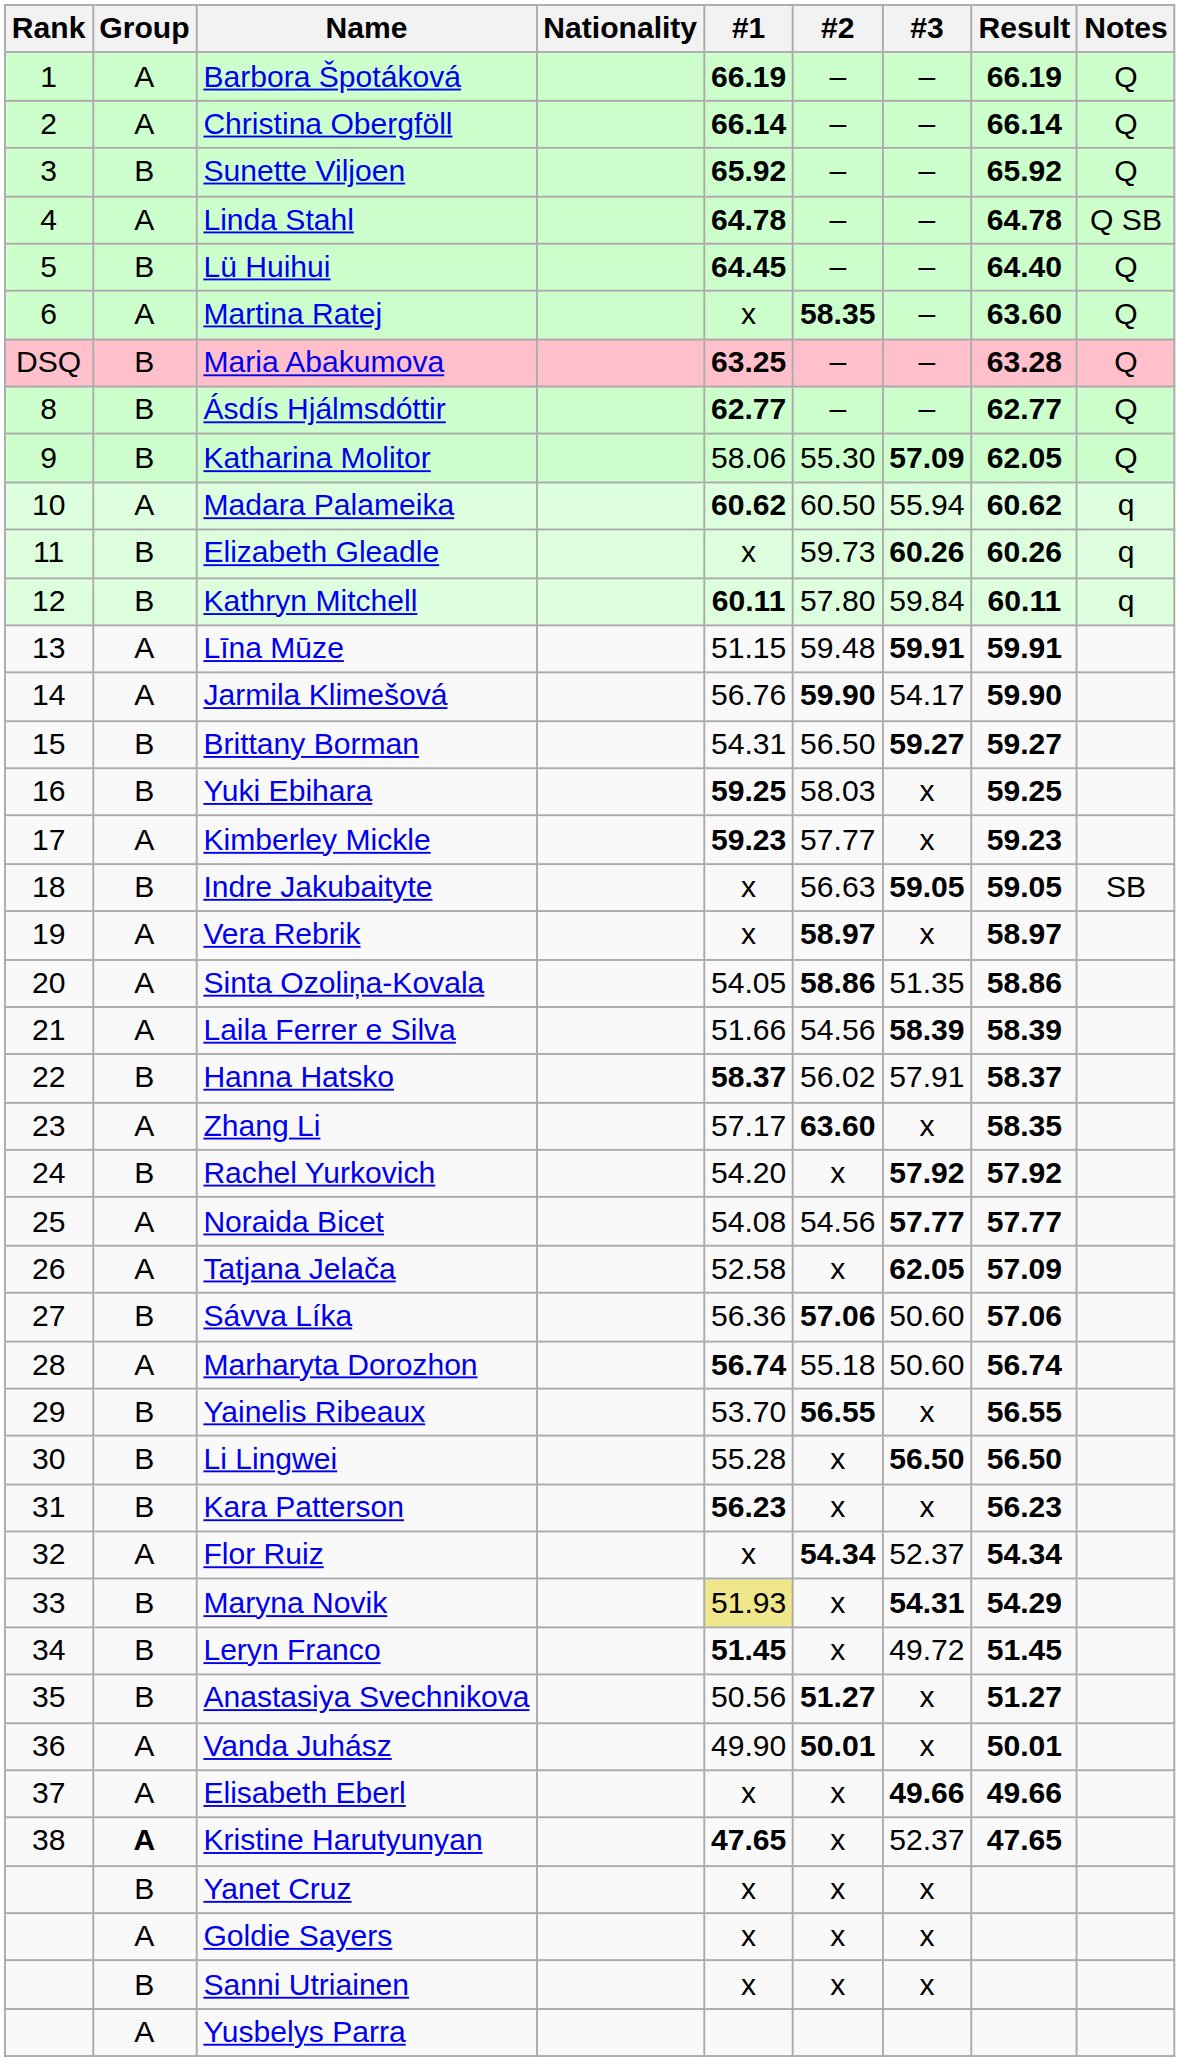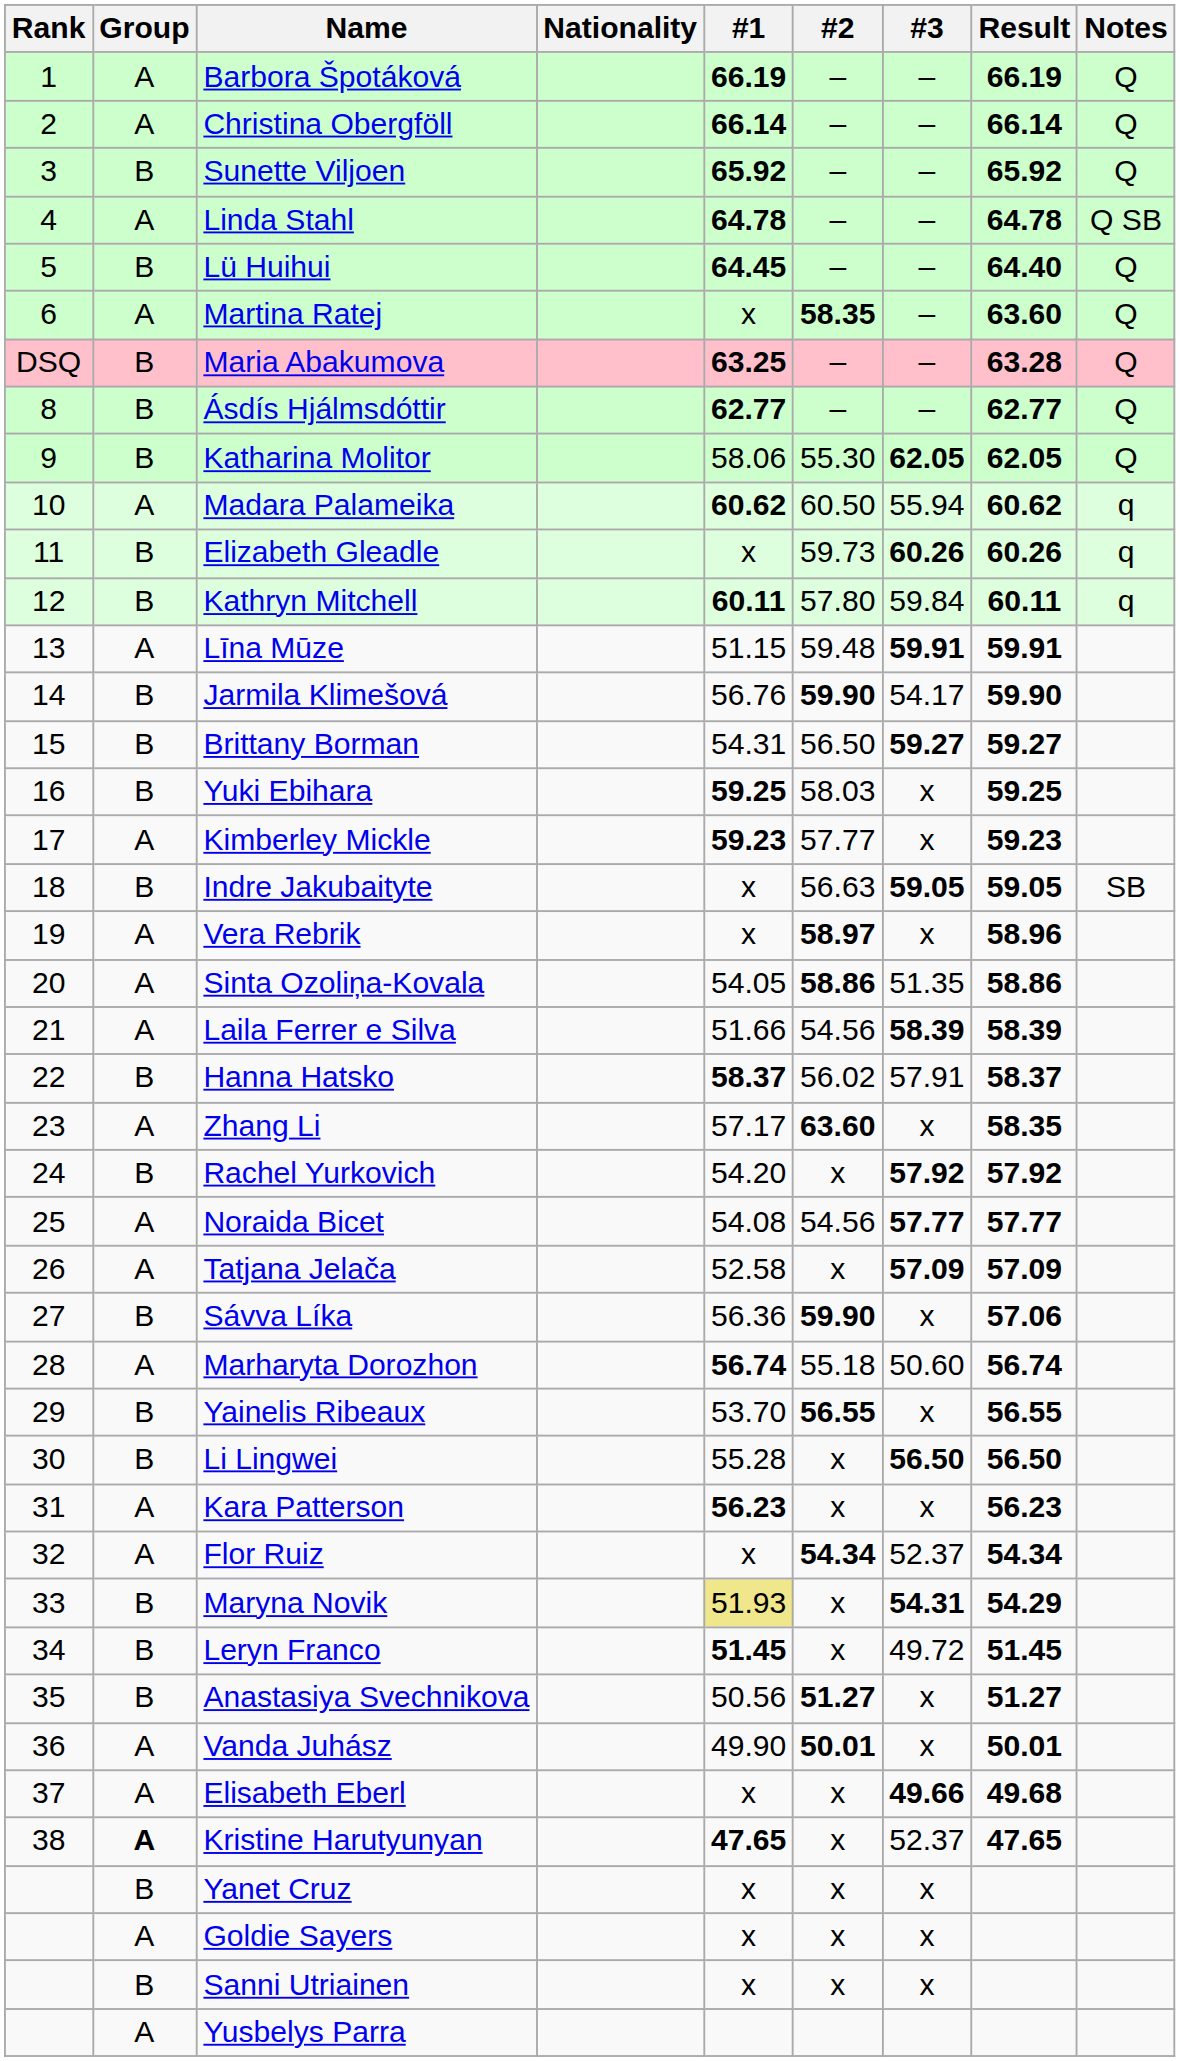(927, 457) 57.09 -> (927, 457) 62.05
(144, 696) A -> (144, 696) B
(1024, 934) 58.97 -> (1024, 934) 58.96
(927, 1268) 62.05 -> (927, 1268) 57.09
(838, 1316) 57.06 -> (838, 1316) 59.90
(927, 1316) 50.60 -> (927, 1316) x
(144, 1507) B -> (144, 1507) A
(1024, 1793) 49.66 -> (1024, 1793) 49.68
